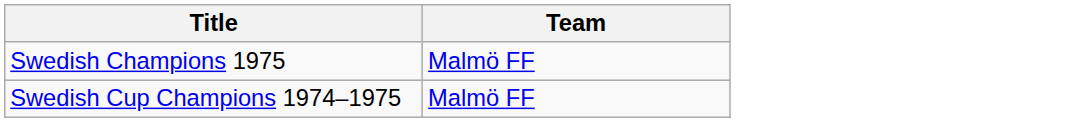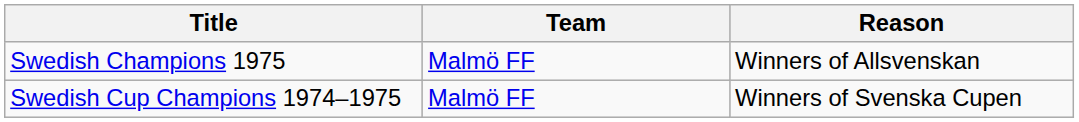+ column: (902, 23)
